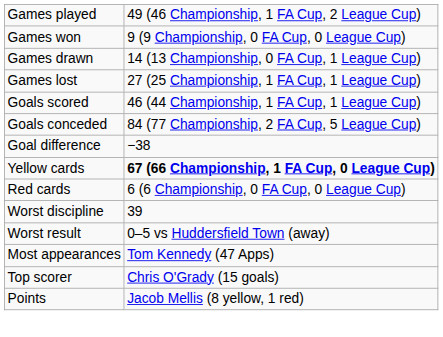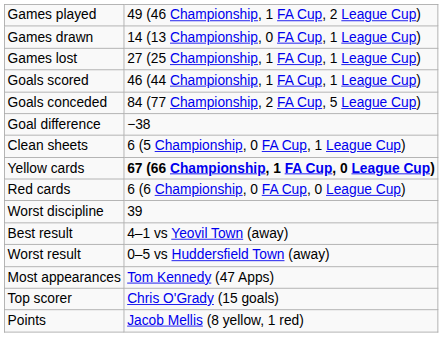- row: (44, 37)
+ row: (48, 146)
+ row: (40, 233)
